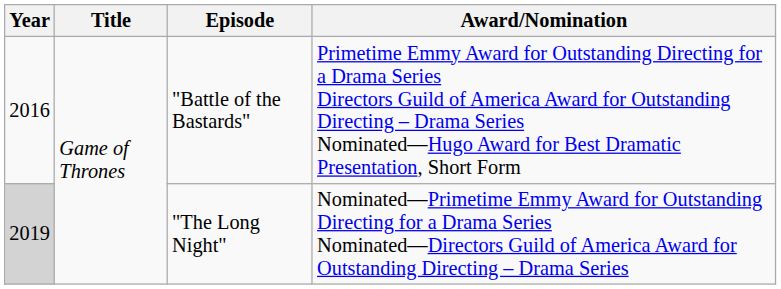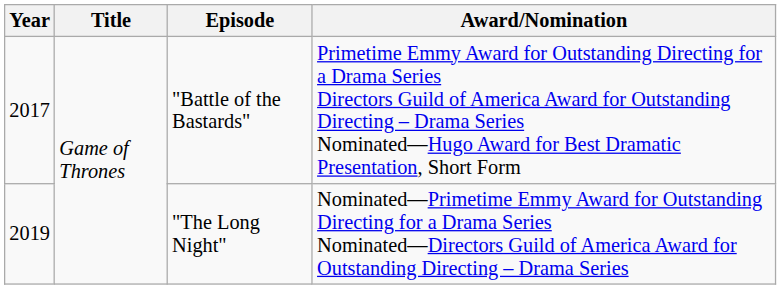(30, 109) 2016 -> (30, 109) 2017
(30, 233) lightgrey background -> (30, 233) no background
